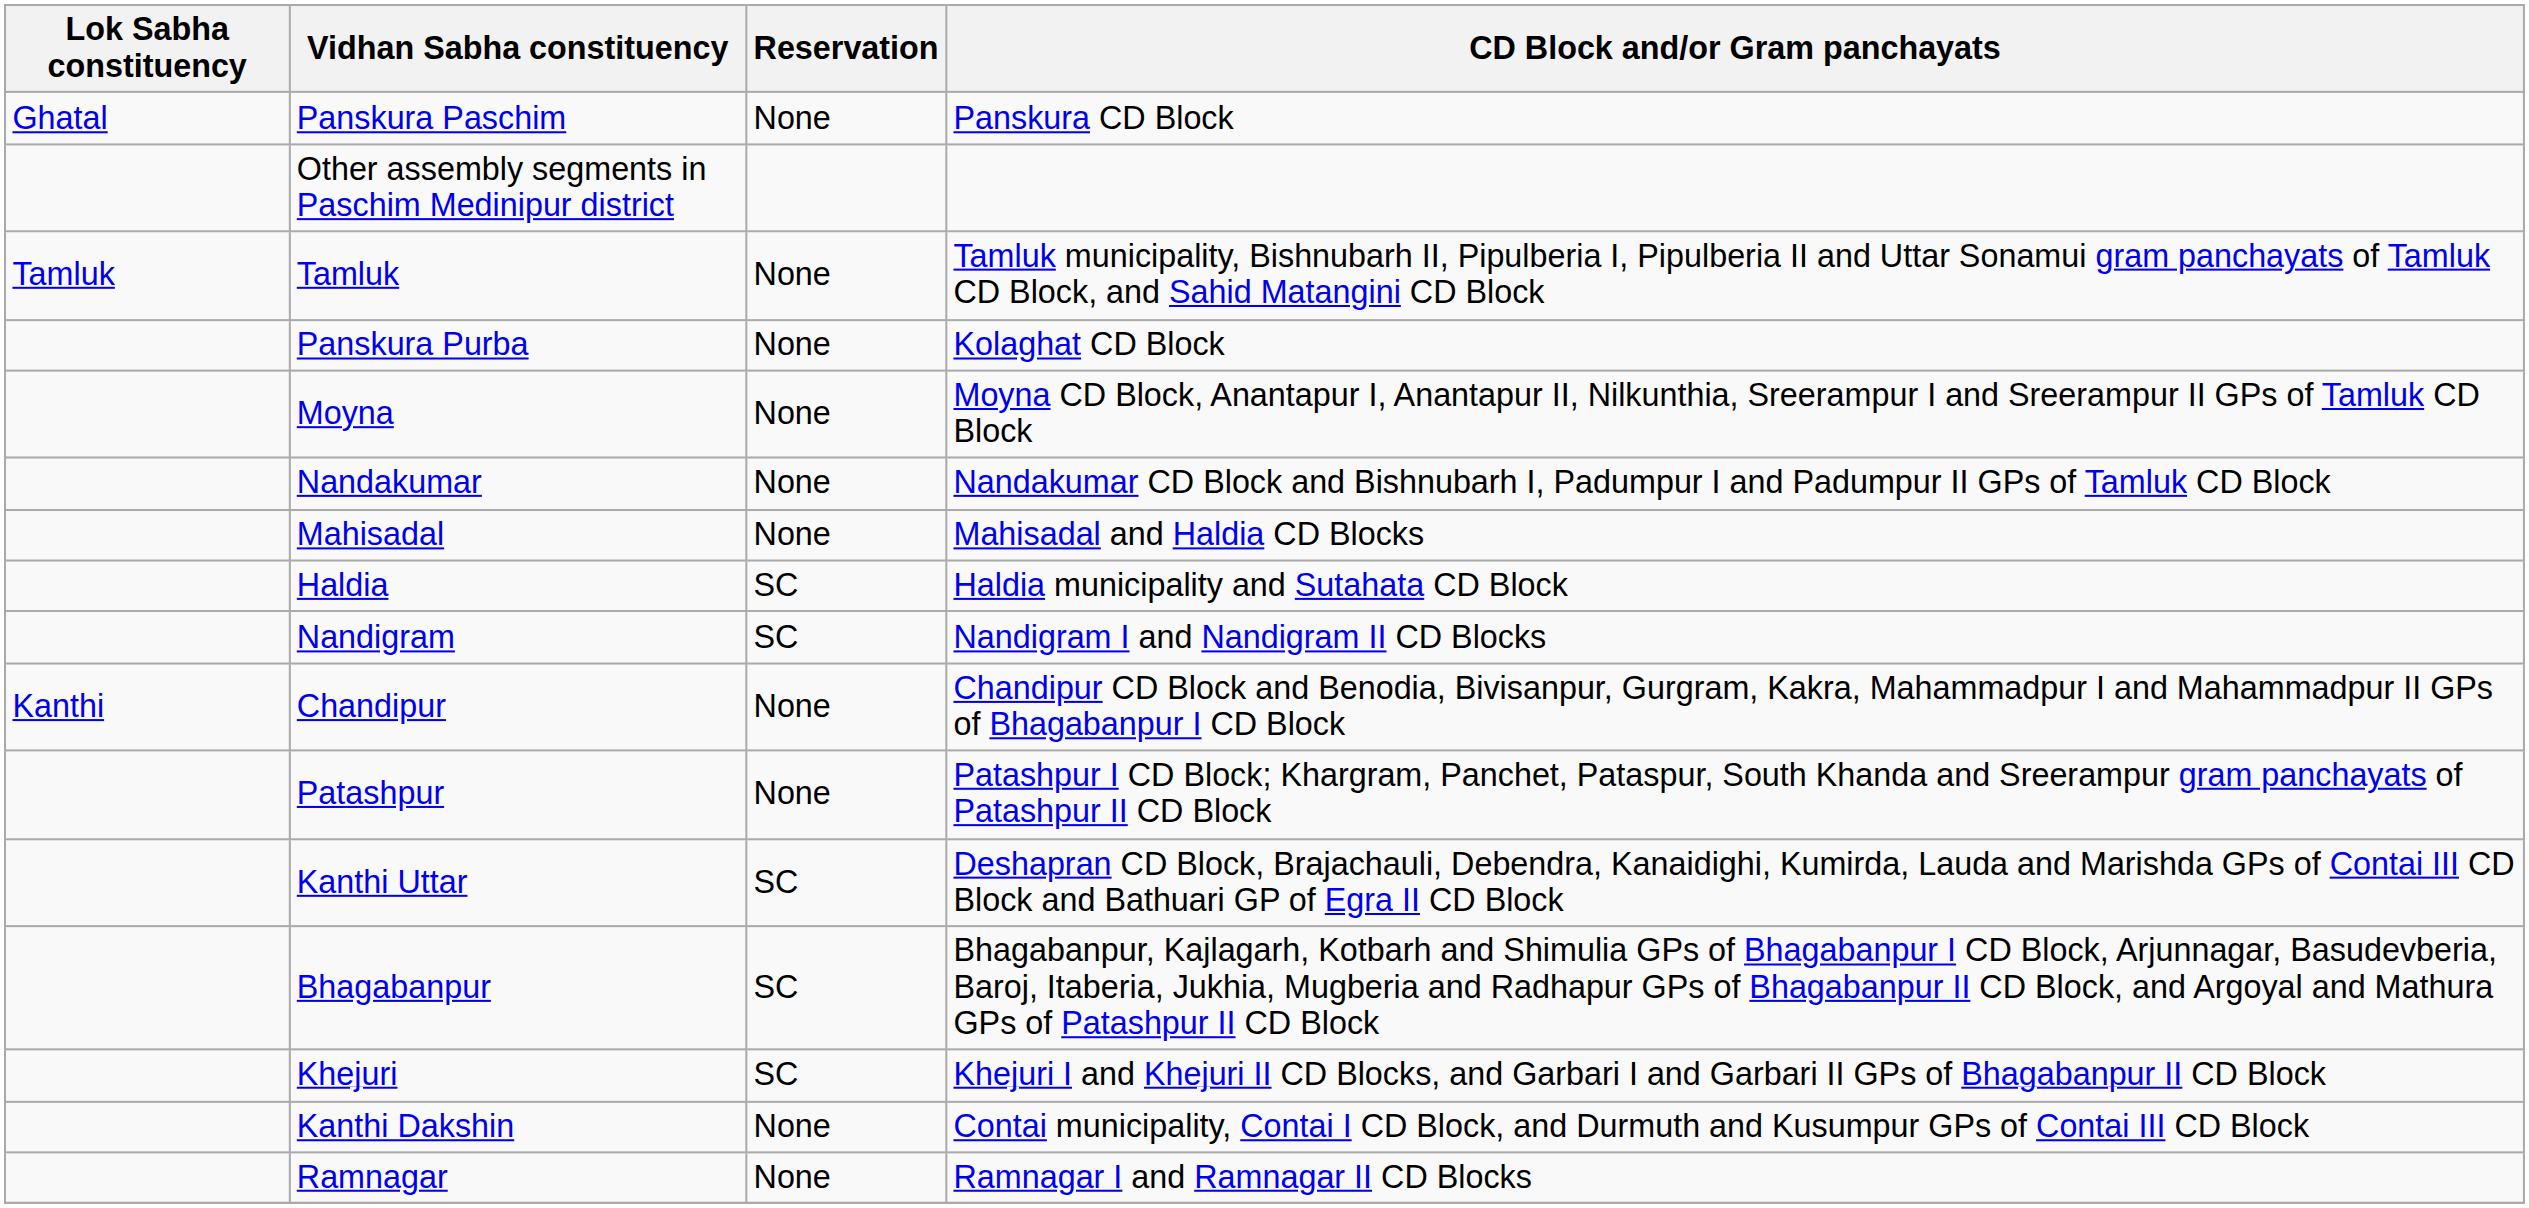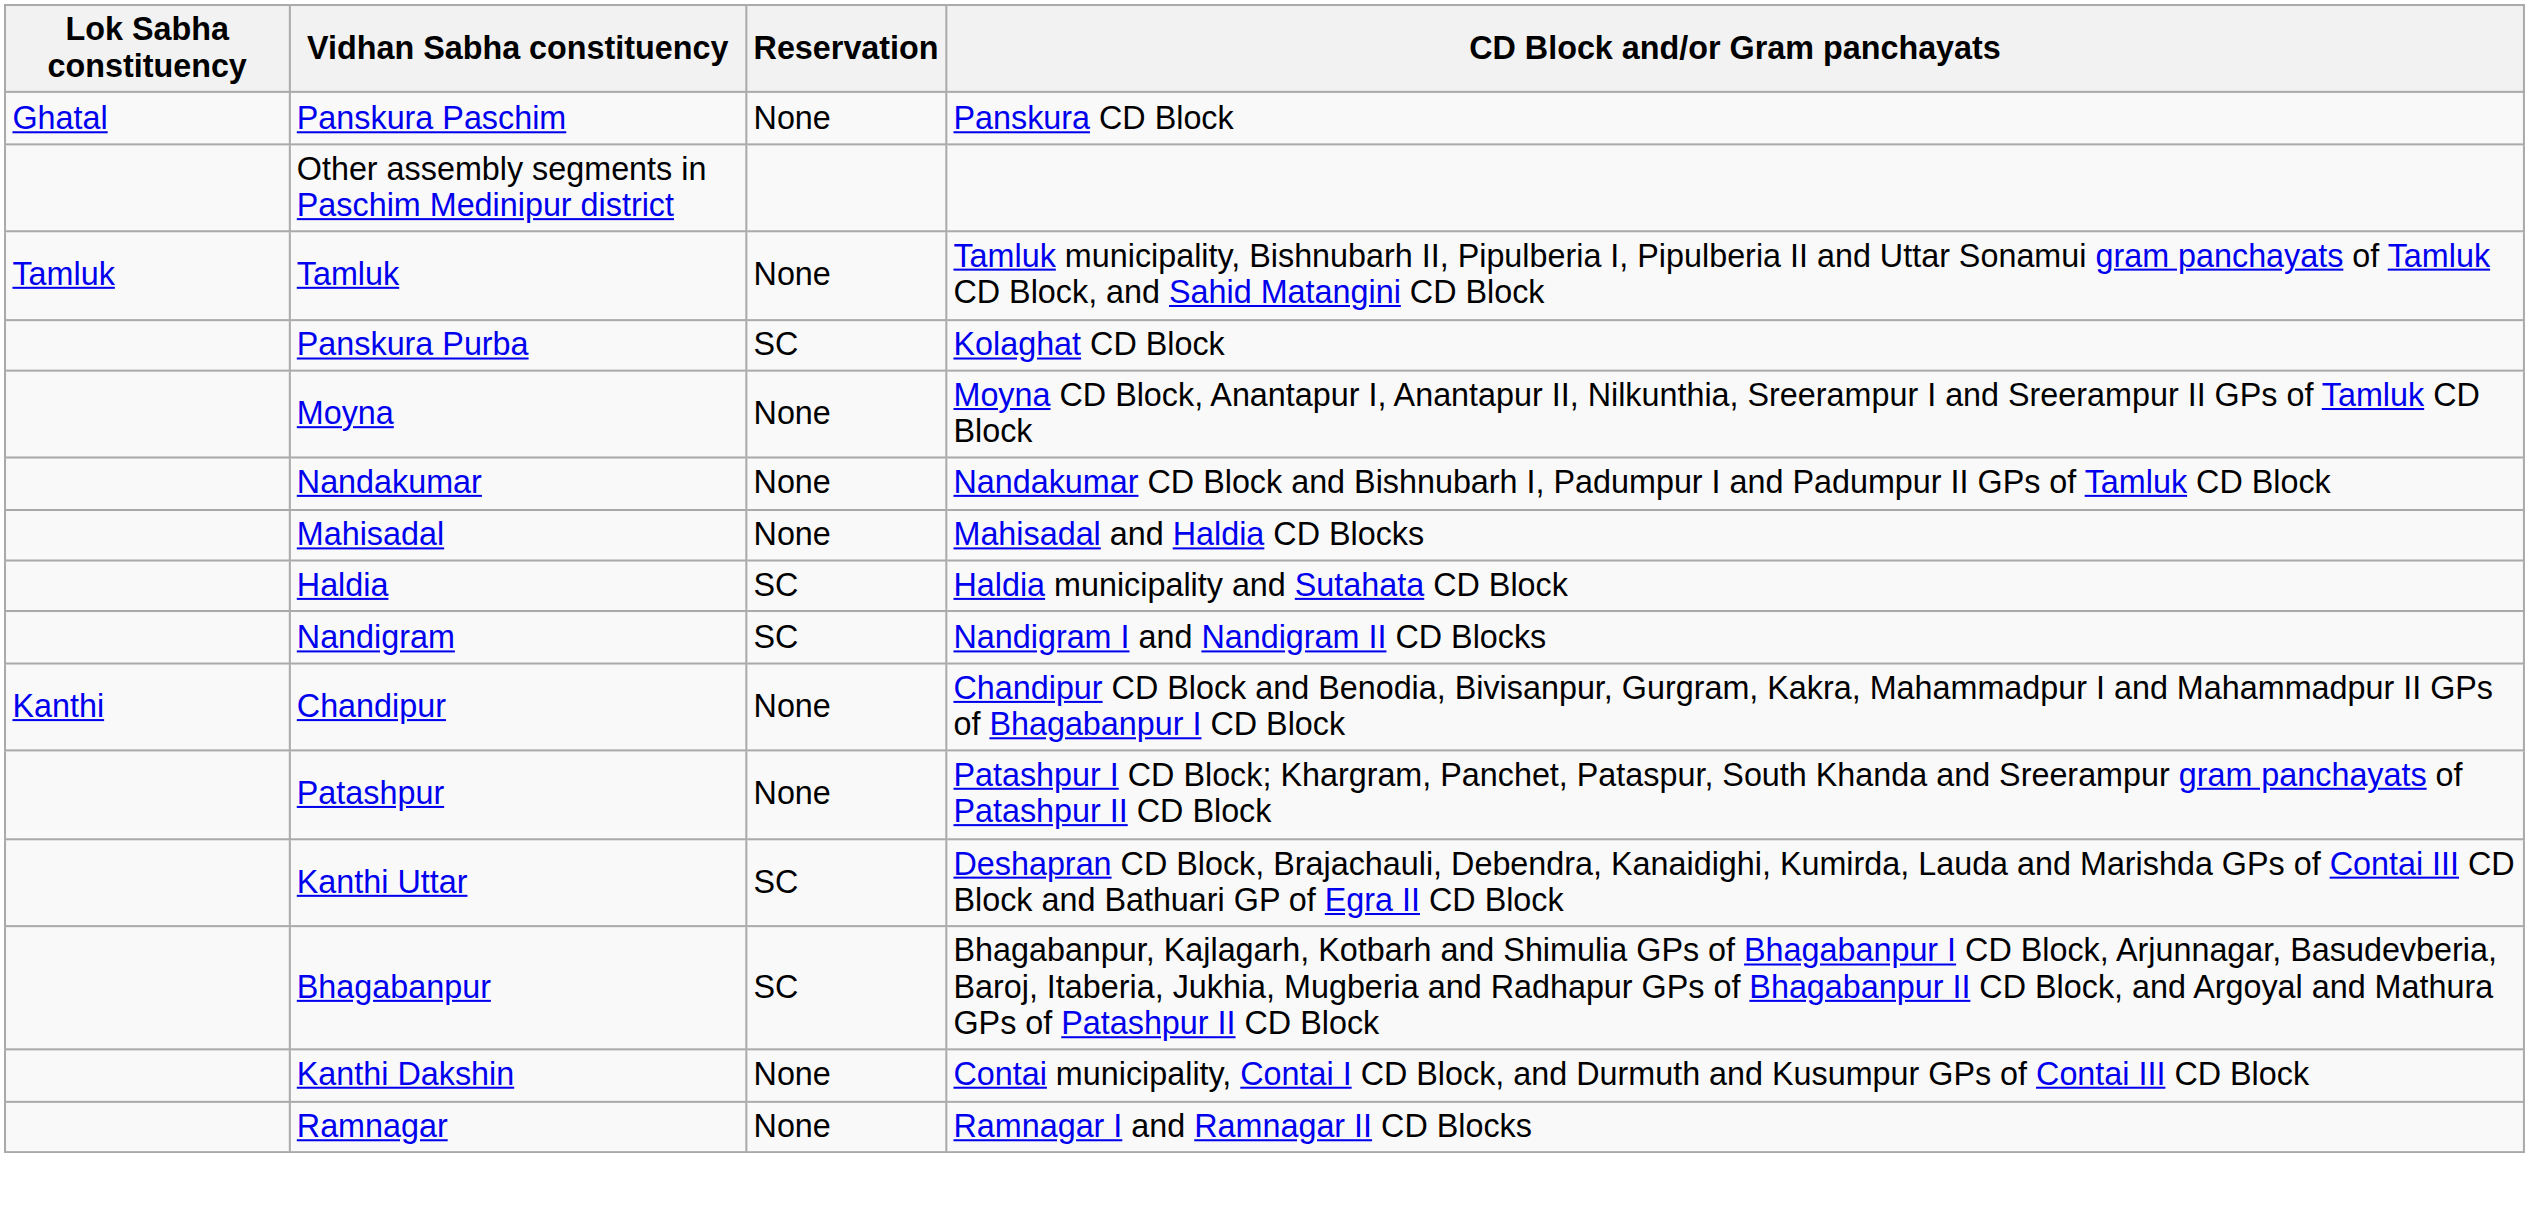(792, 344) None -> (776, 344) SC
- row: (347, 1074)
